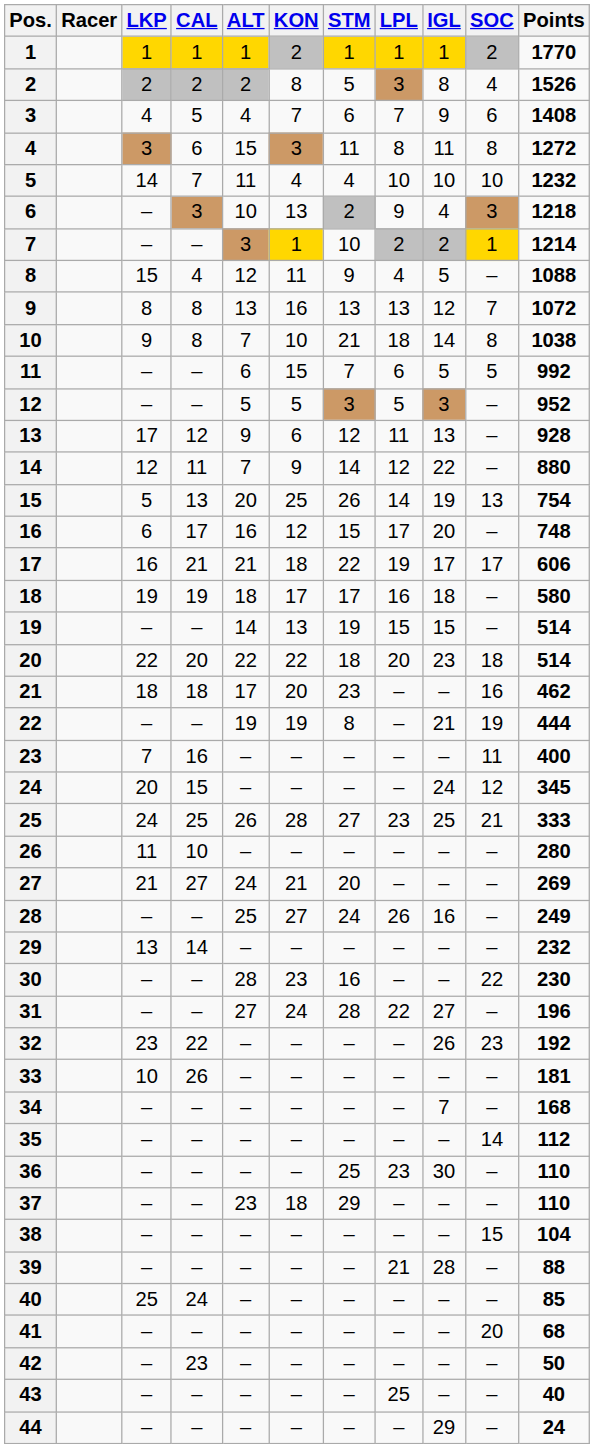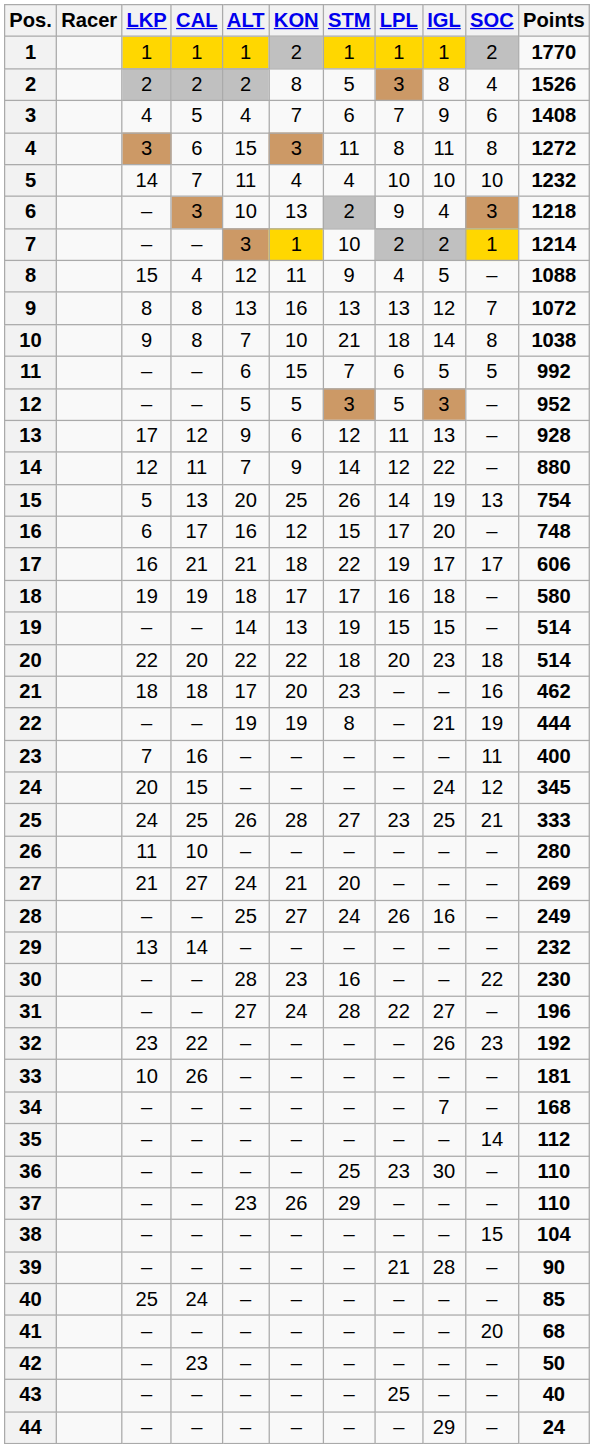(296, 1203) 18 -> (296, 1203) 26
(554, 1267) 88 -> (554, 1267) 90
